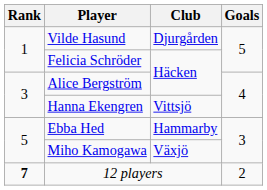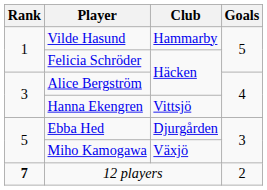(186, 38) Djurgården -> (185, 38) Hammarby
(185, 128) Hammarby -> (186, 128) Djurgården
